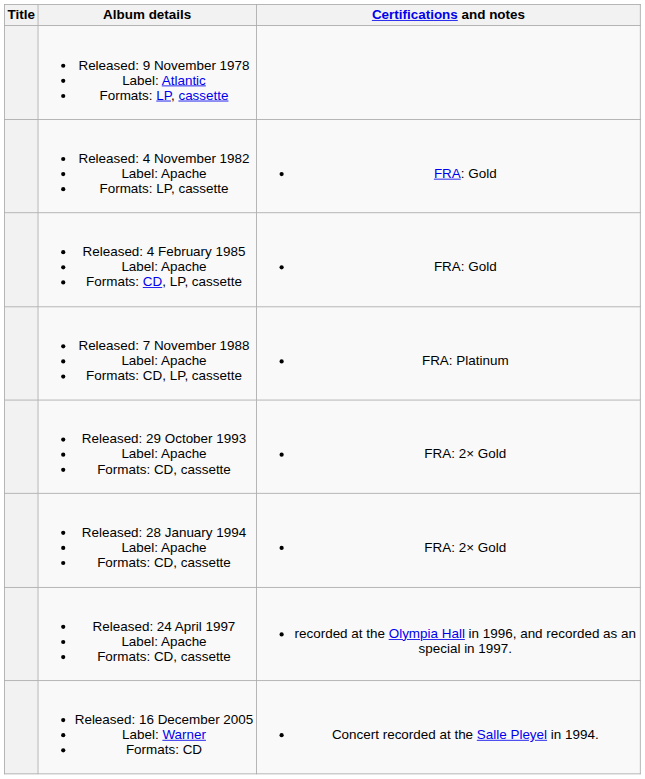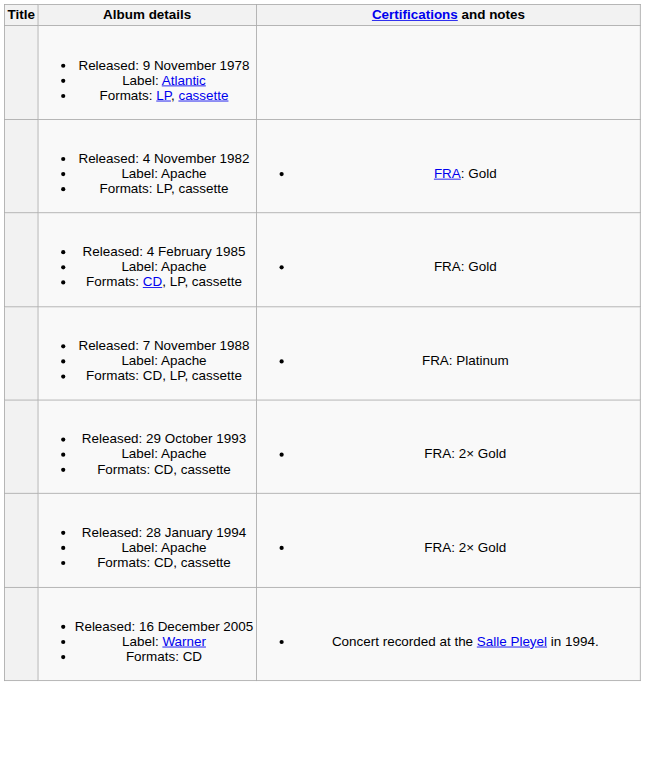- row: (147, 641)
